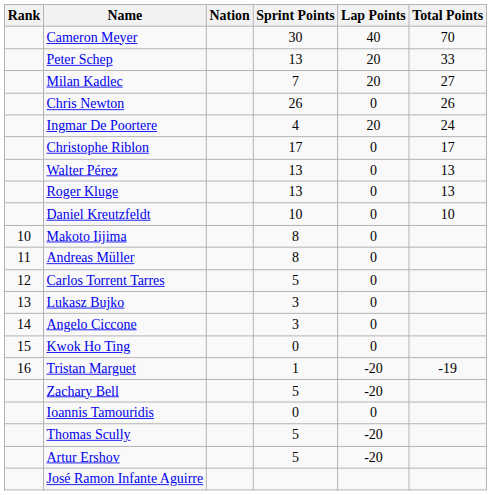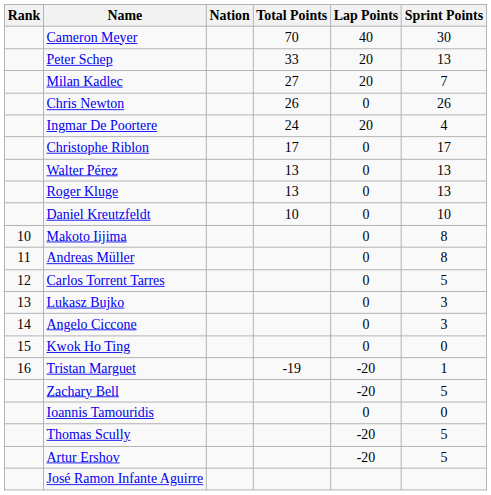columns swapped: (295, 15) <-> (448, 15)
